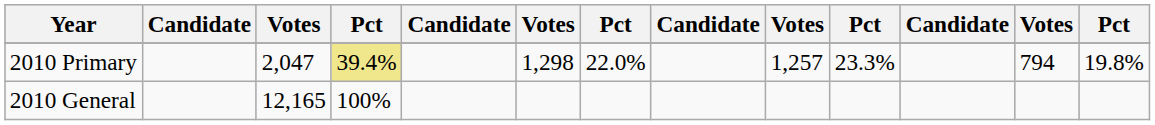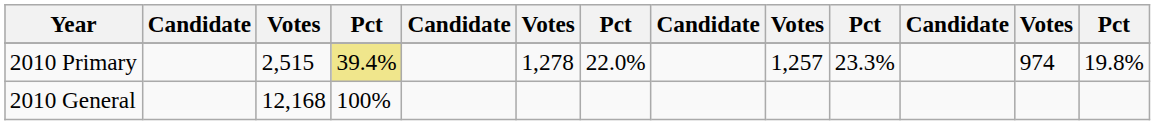(288, 62) 2,047 -> (288, 62) 2,515
(548, 62) 1,298 -> (548, 62) 1,278
(1037, 62) 794 -> (1037, 62) 974
(294, 100) 12,165 -> (294, 100) 12,168
